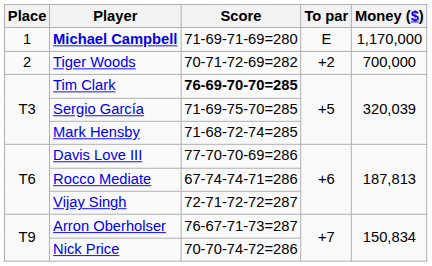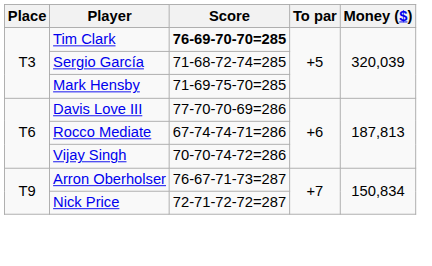- row: (115, 39)
- row: (94, 62)
(241, 109) 71-69-75-70=285 -> (229, 62) 71-68-72-74=285
(241, 132) 71-68-72-74=285 -> (229, 86) 71-69-75-70=285
(241, 202) 72-71-72-72=287 -> (229, 156) 70-70-74-72=286
(241, 249) 70-70-74-72=286 -> (229, 202) 72-71-72-72=287
